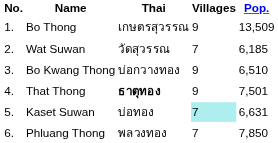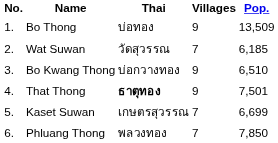(154, 27) เกษตรสุวรรณ -> (136, 27) บ่อทอง
(136, 112) บ่อทอง -> (154, 112) เกษตรสุวรรณ
(195, 112) paleturquoise background -> (195, 112) no background
(253, 112) 6,631 -> (253, 112) 6,699
